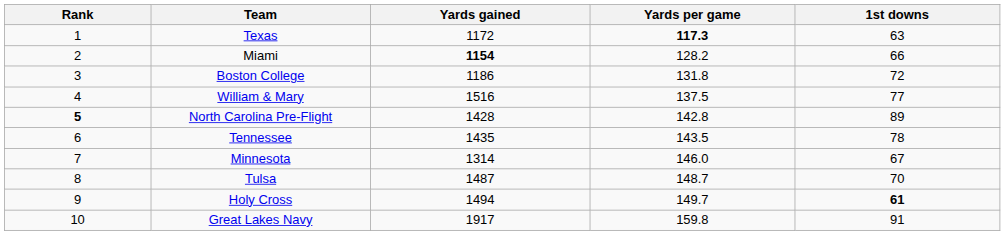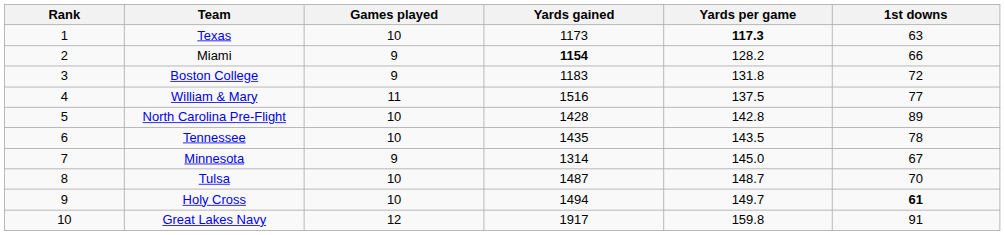+ column: (394, 14)
(480, 35) 1172 -> (574, 35) 1173
(480, 76) 1186 -> (574, 76) 1183
(78, 117) bold -> (64, 117) normal
(692, 158) 146.0 -> (748, 158) 145.0
